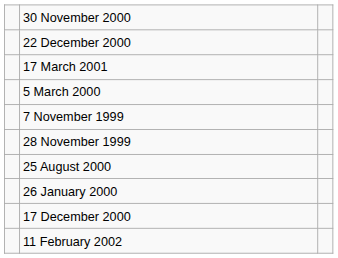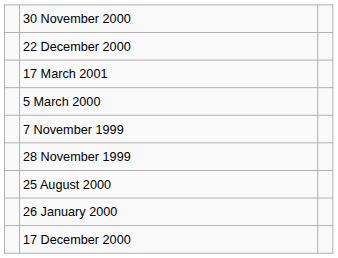- row: (73, 241)
